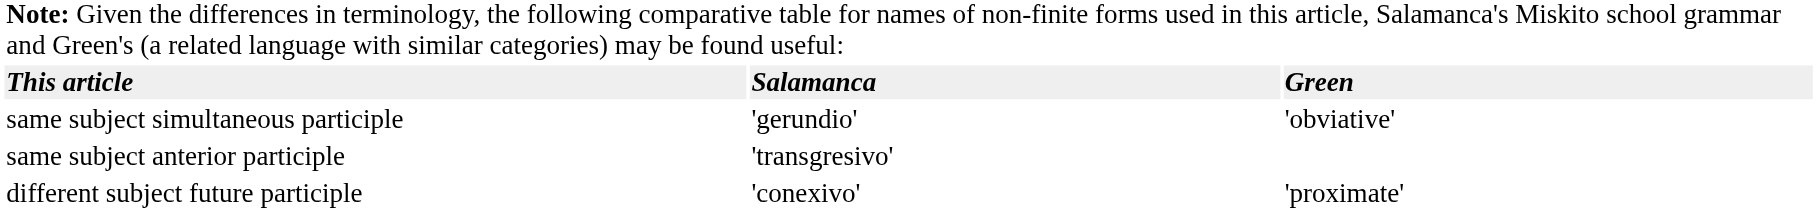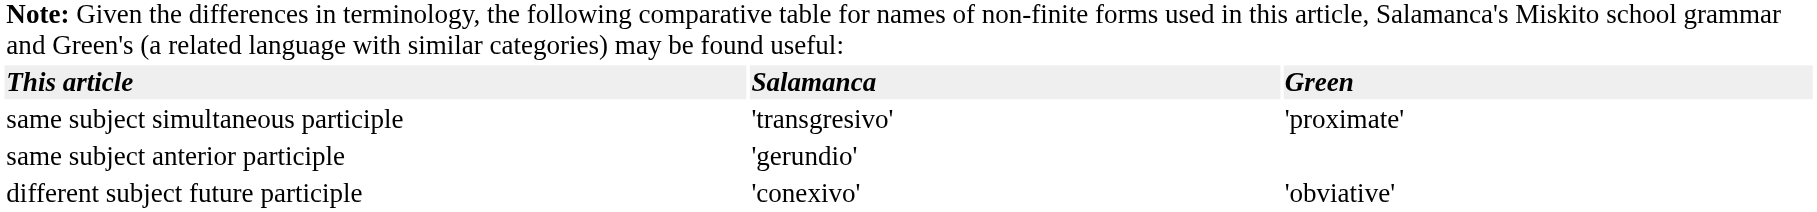(804, 119) 'gerundio' -> (822, 119) 'transgresivo'
(1340, 119) 'obviative' -> (1344, 119) 'proximate'
(822, 156) 'transgresivo' -> (804, 156) 'gerundio'
(1344, 193) 'proximate' -> (1340, 193) 'obviative'
